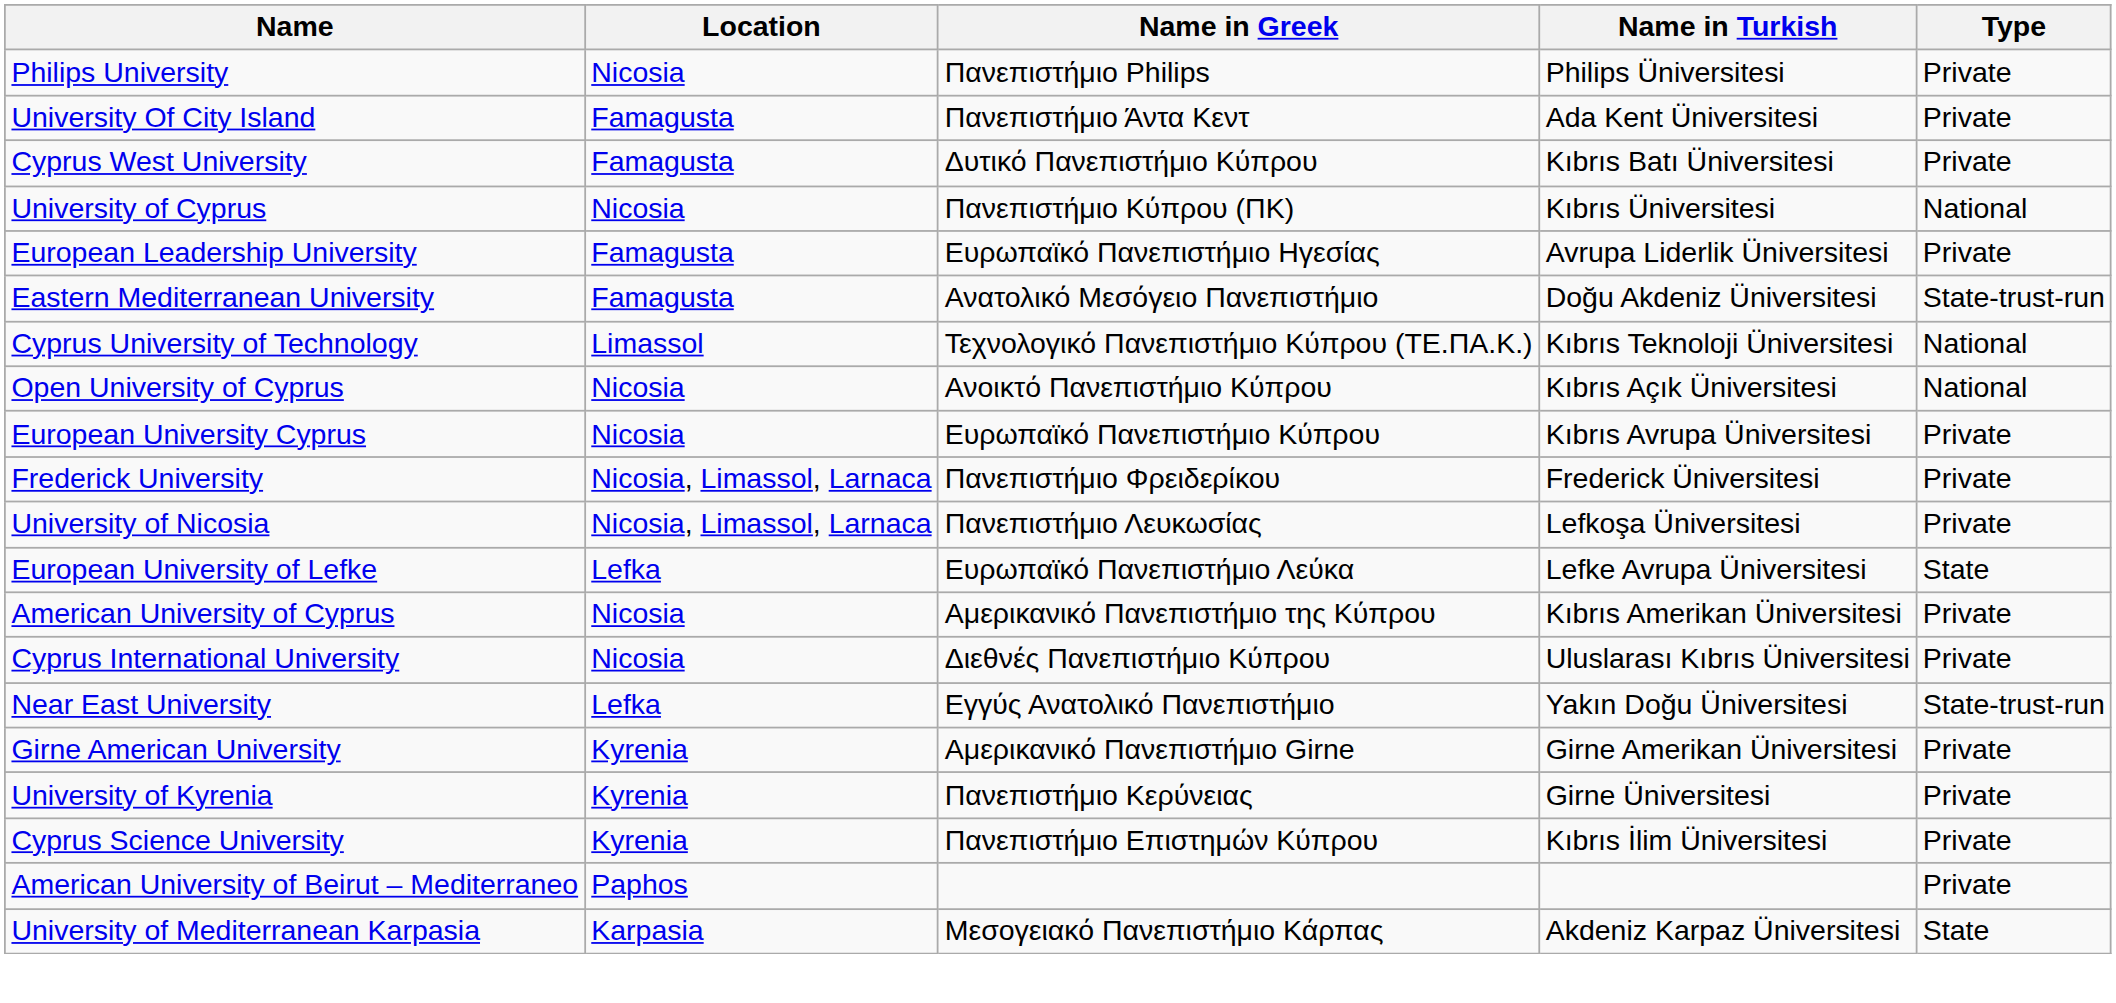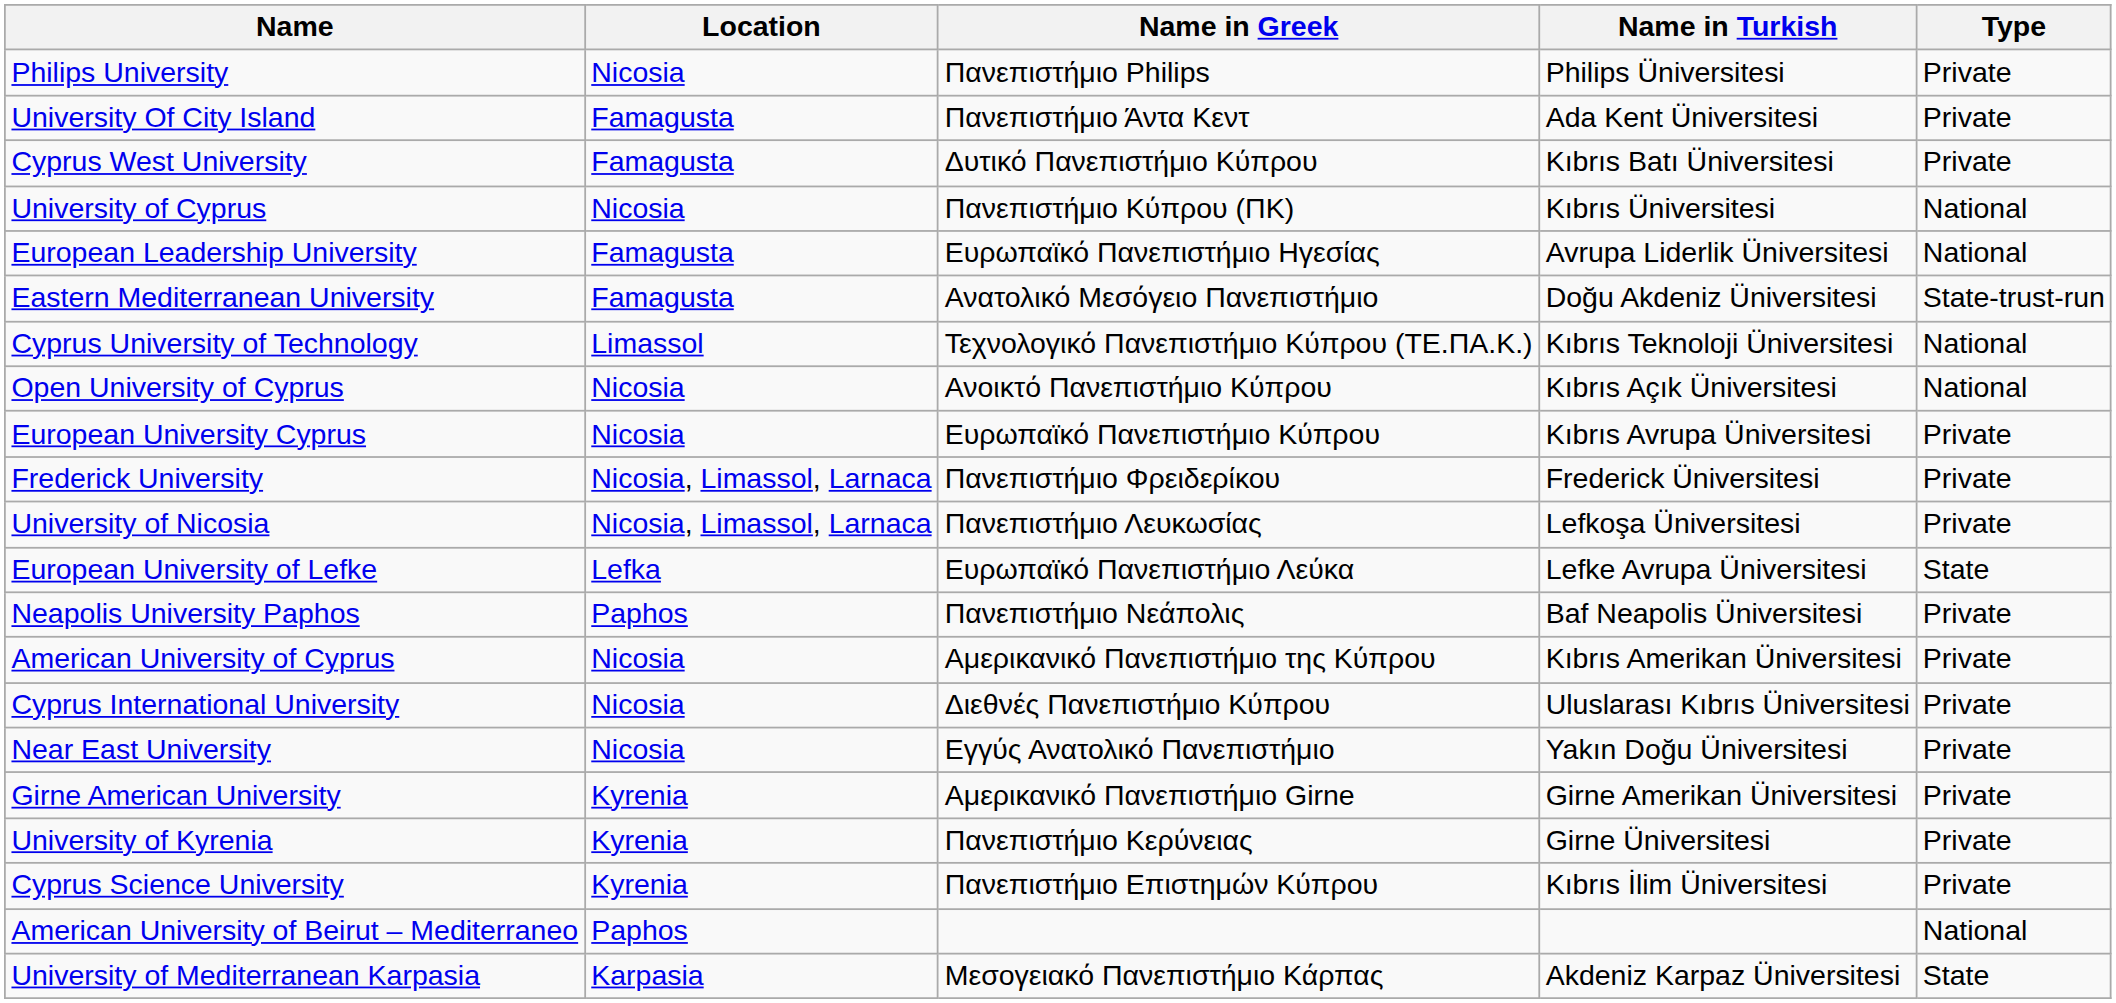(1967, 252) Private -> (1975, 252) National
+ row: (186, 614)
(626, 704) Lefka -> (638, 749) Nicosia
(2014, 704) State-trust-run -> (1967, 749) Private
(1967, 885) Private -> (1975, 930) National
